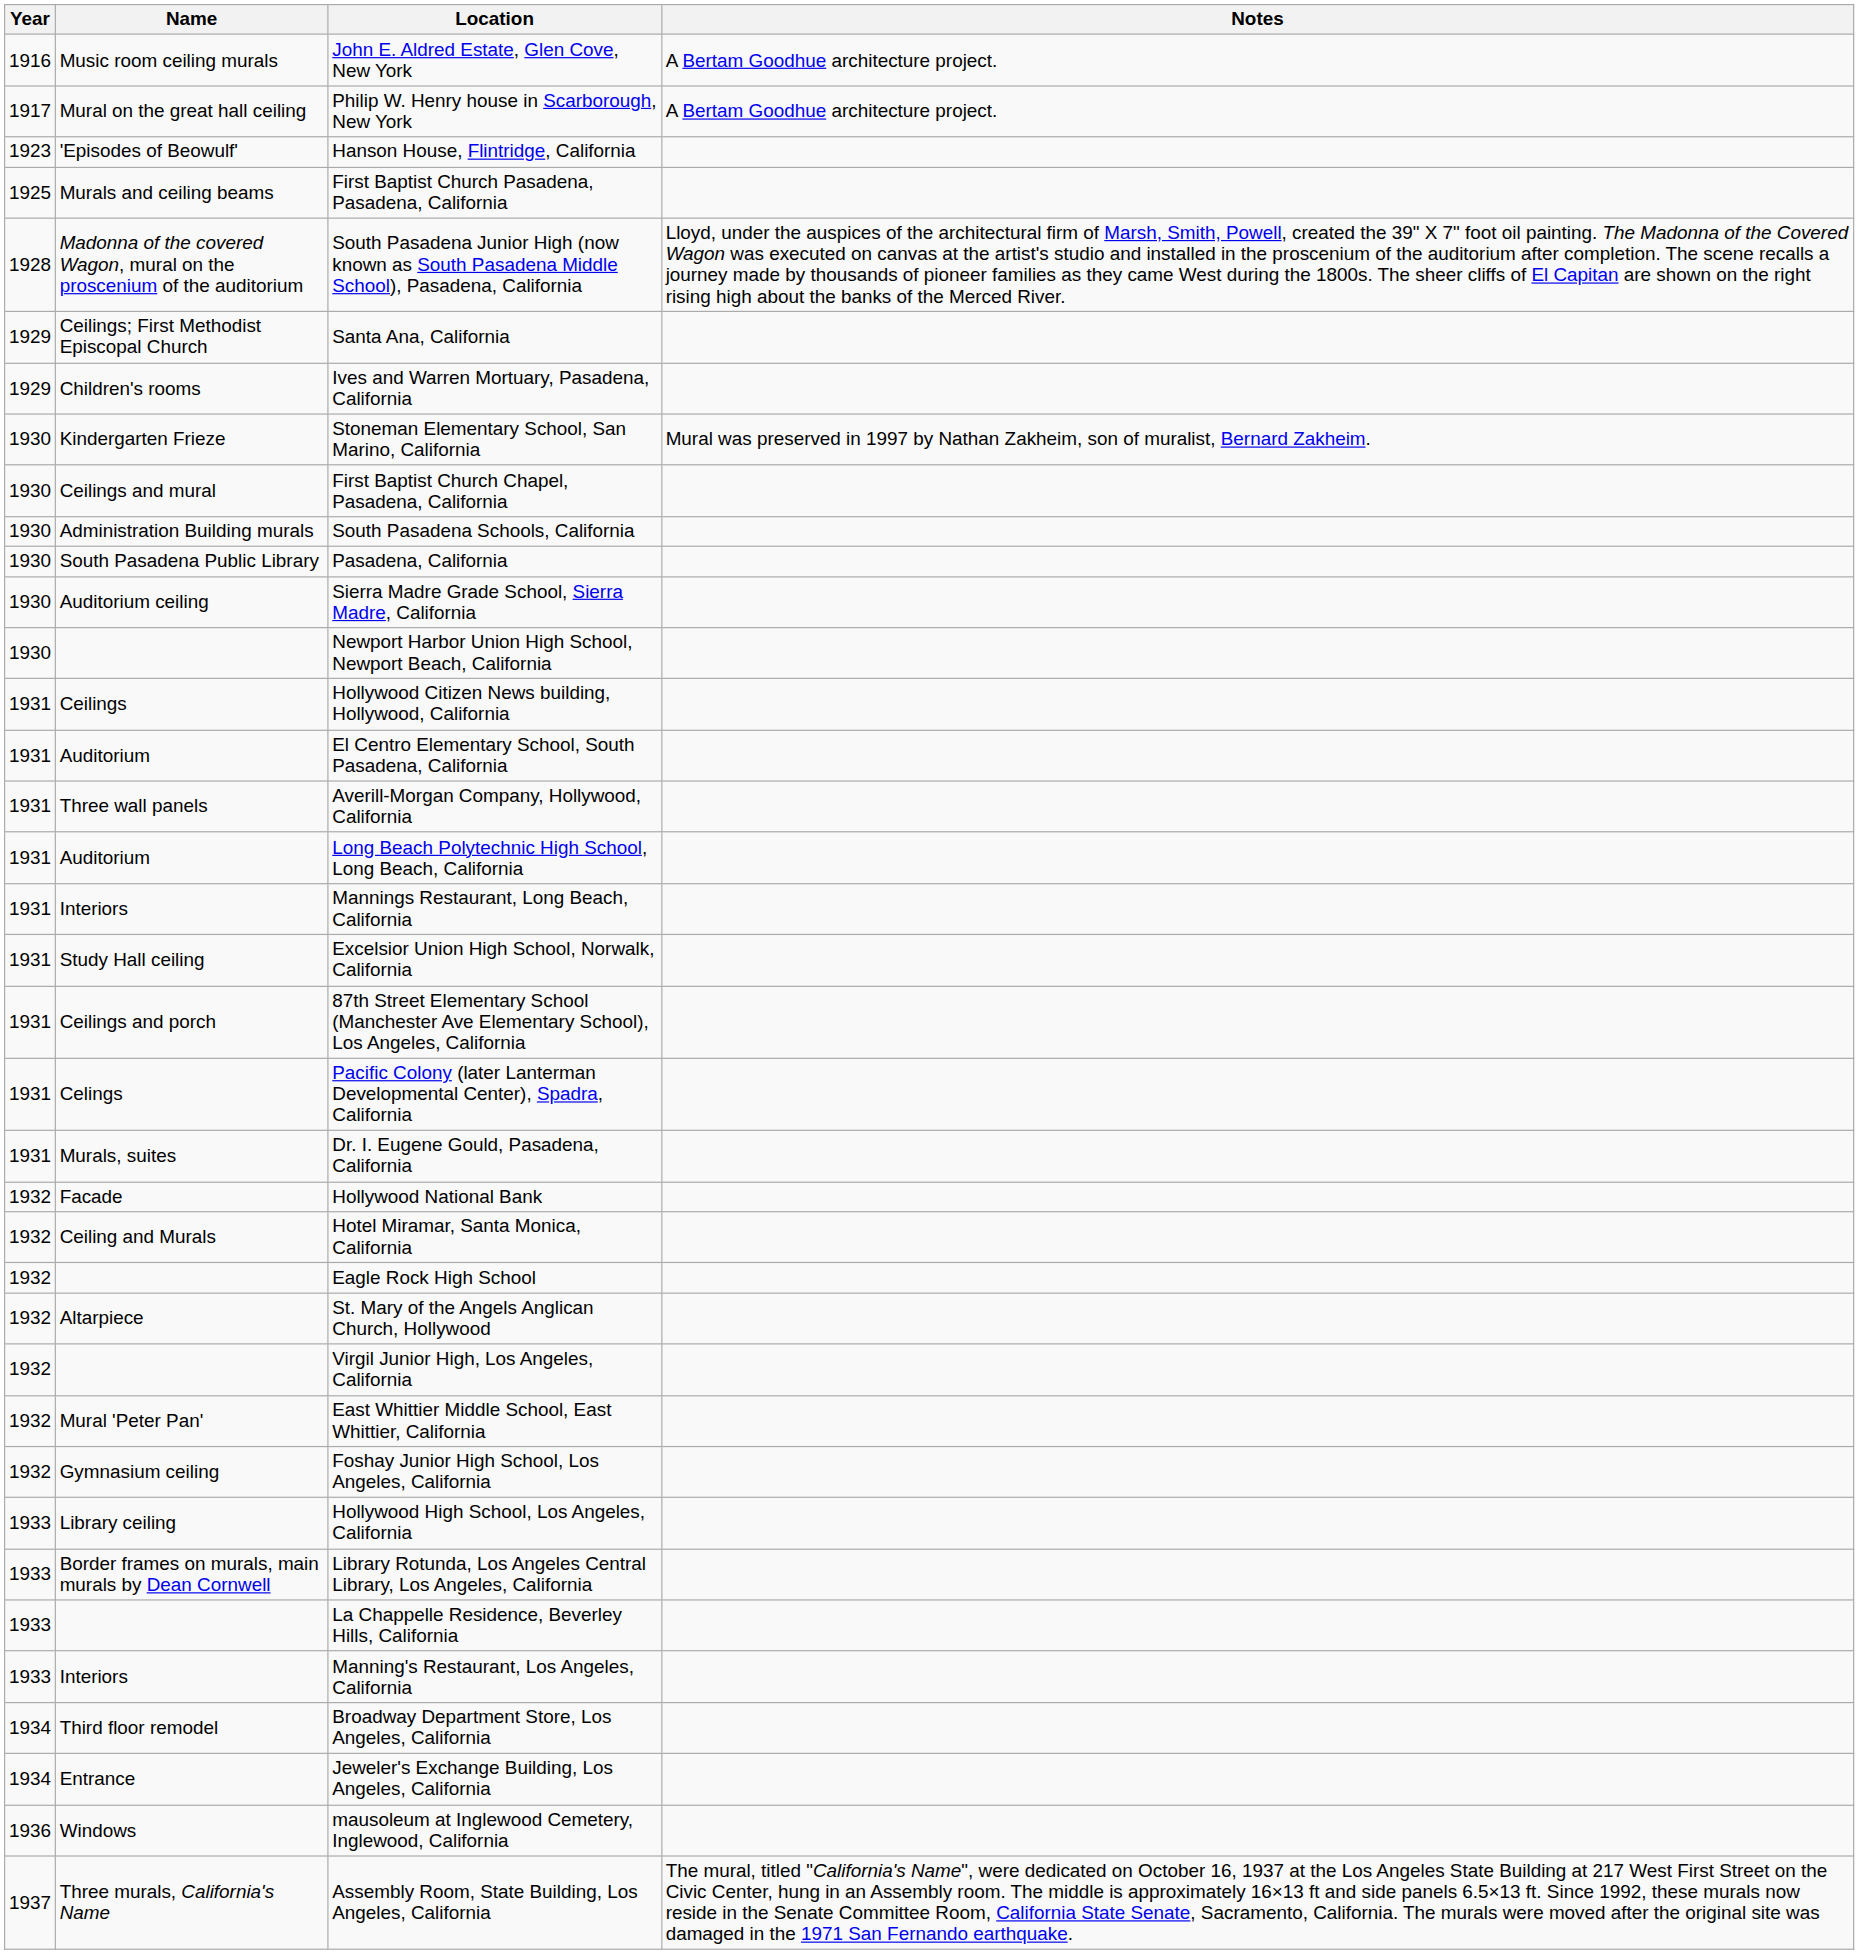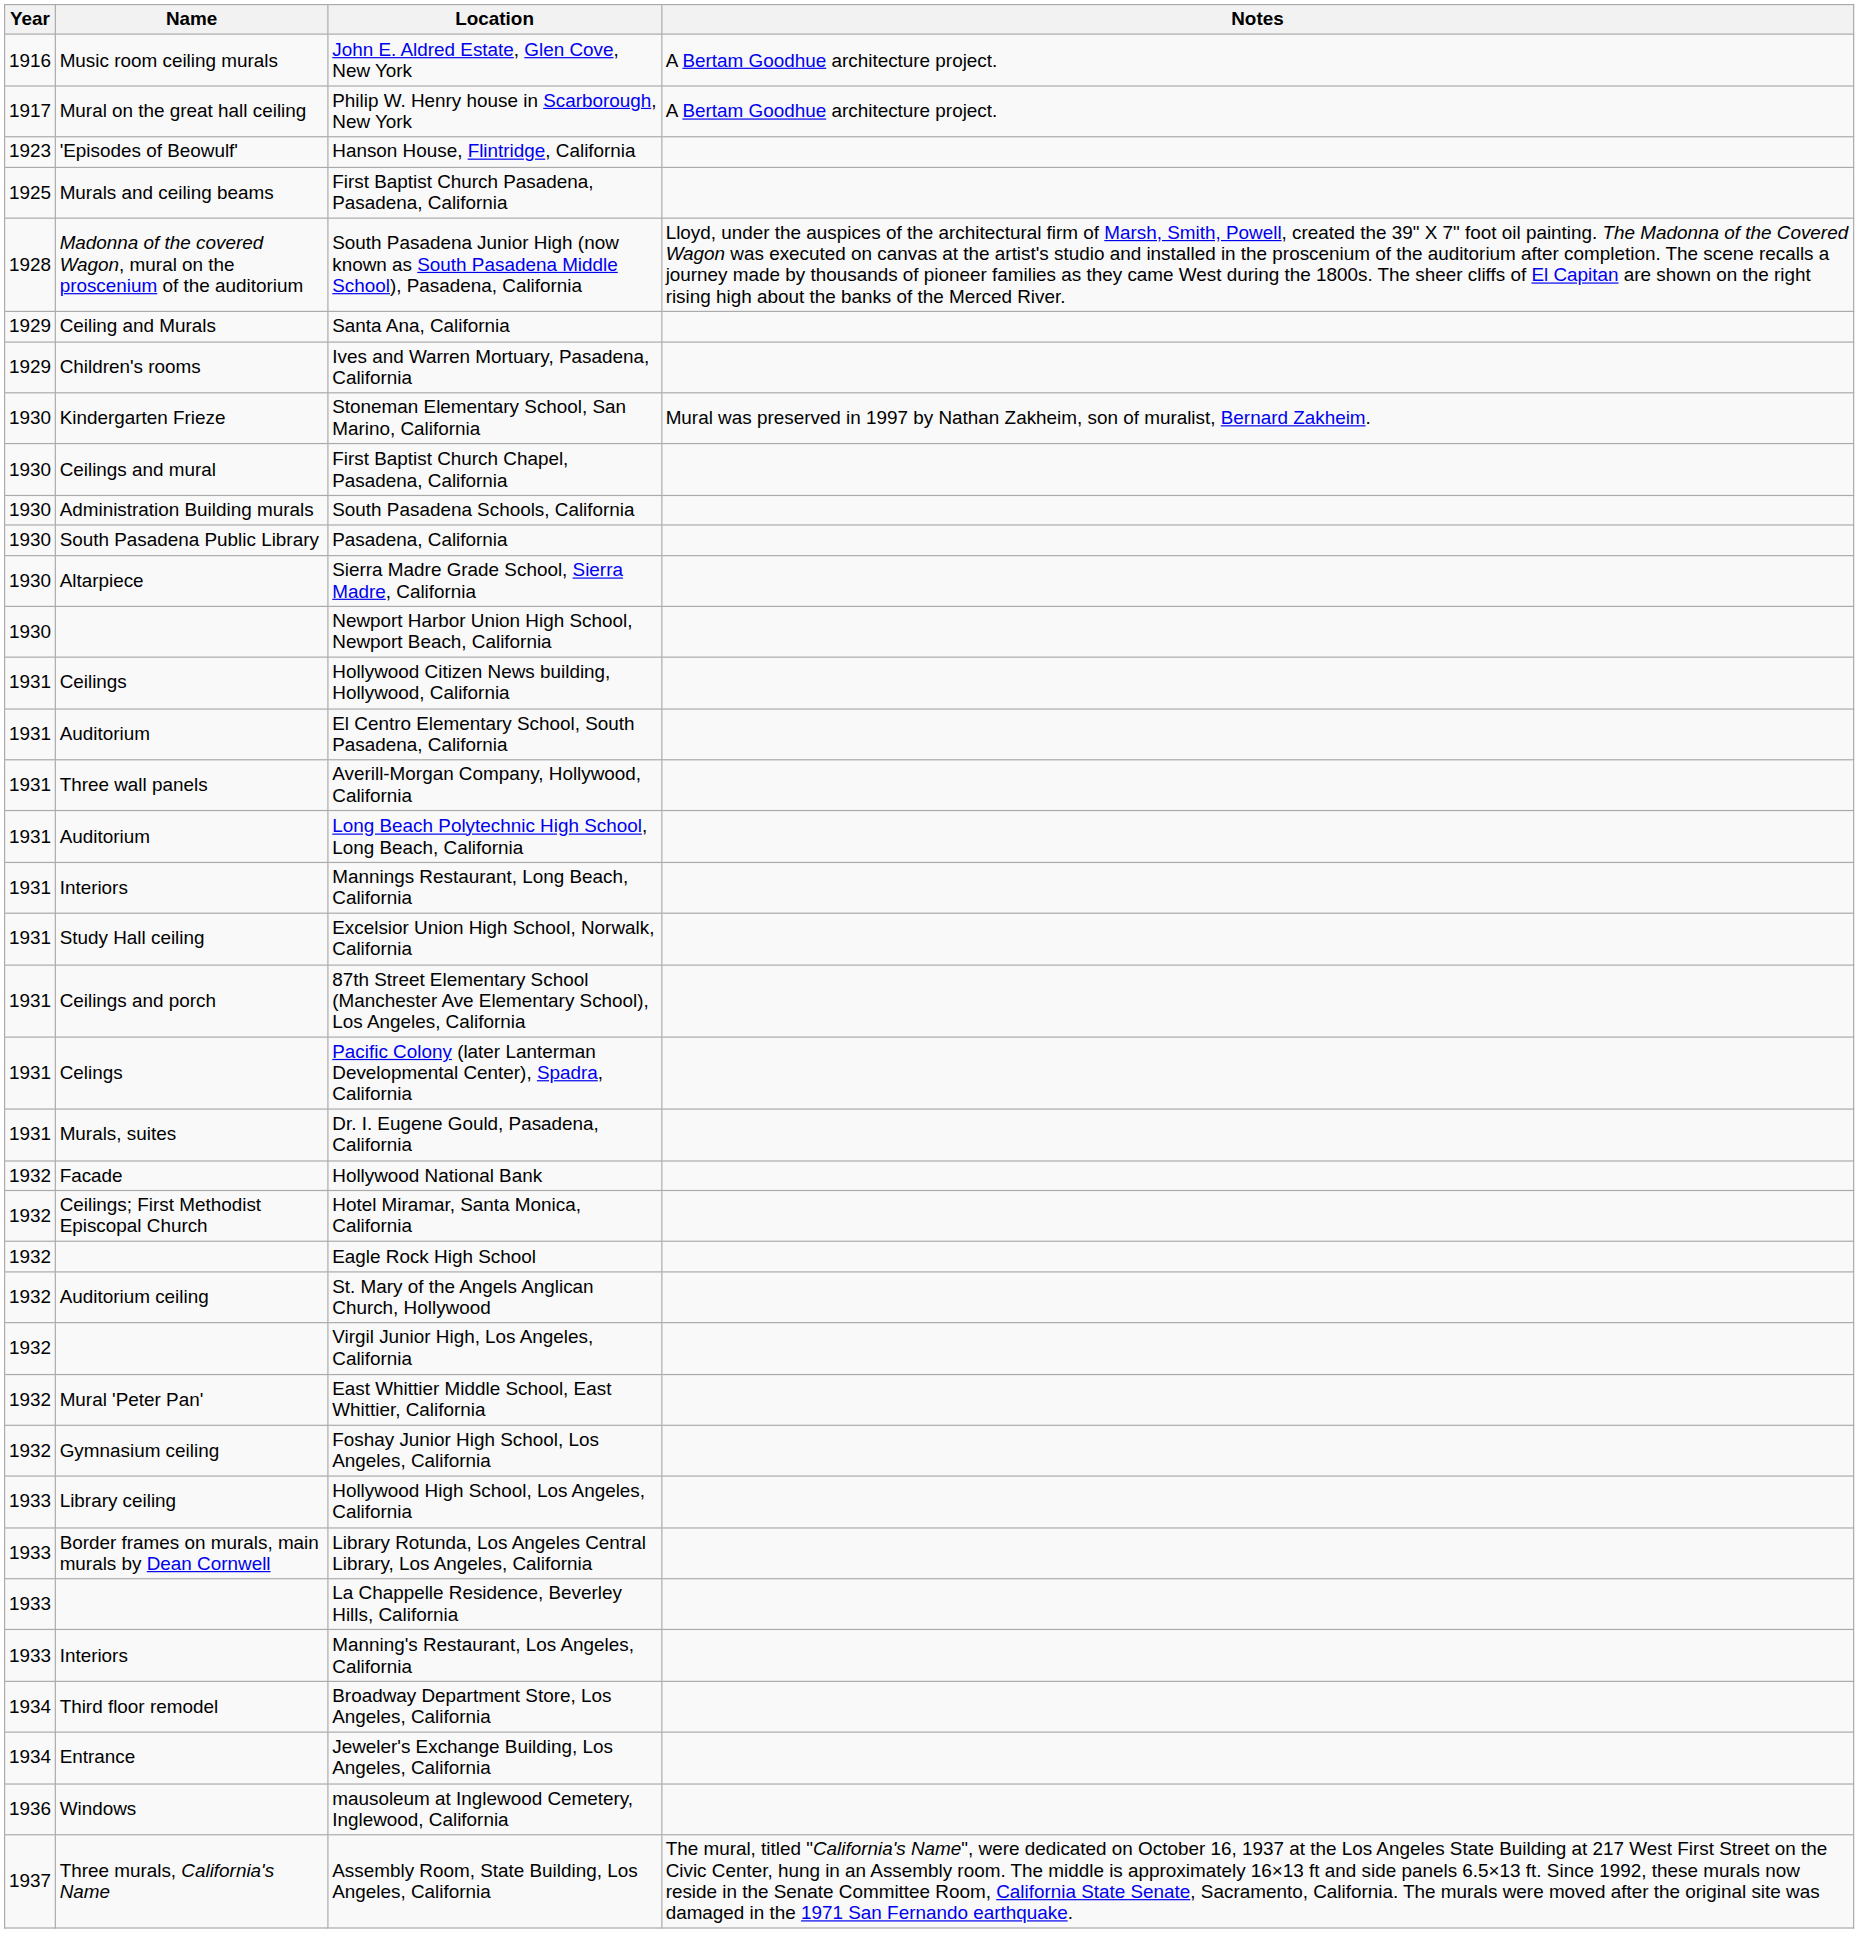(160, 337) Ceilings; First Methodist Episcopal Church -> (138, 326) Ceiling and Murals
(134, 601) Auditorium ceiling -> (102, 580) Altarpiece
(138, 1237) Ceiling and Murals -> (160, 1215) Ceilings; First Methodist Episcopal Church
(102, 1318) Altarpiece -> (134, 1297) Auditorium ceiling
